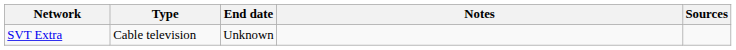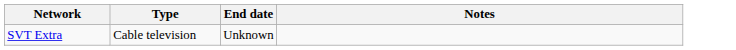- column: (707, 14)
